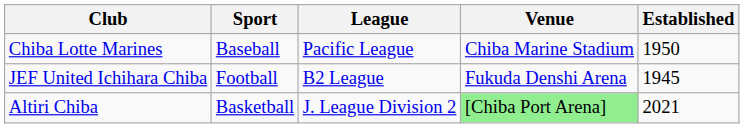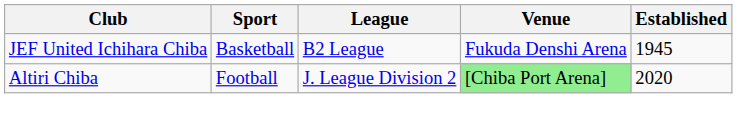- row: (86, 48)
(247, 78) Football -> (255, 48) Basketball
(255, 107) Basketball -> (247, 78) Football
(661, 107) 2021 -> (654, 78) 2020
